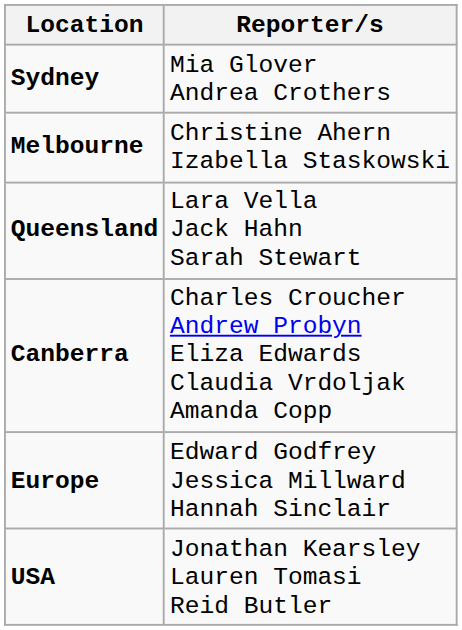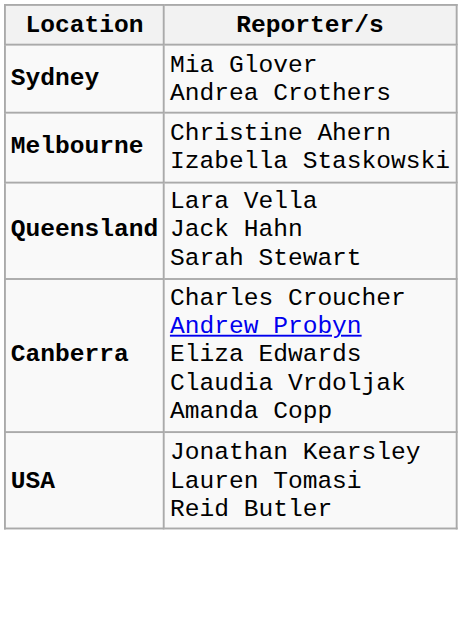- row: (55, 480)
